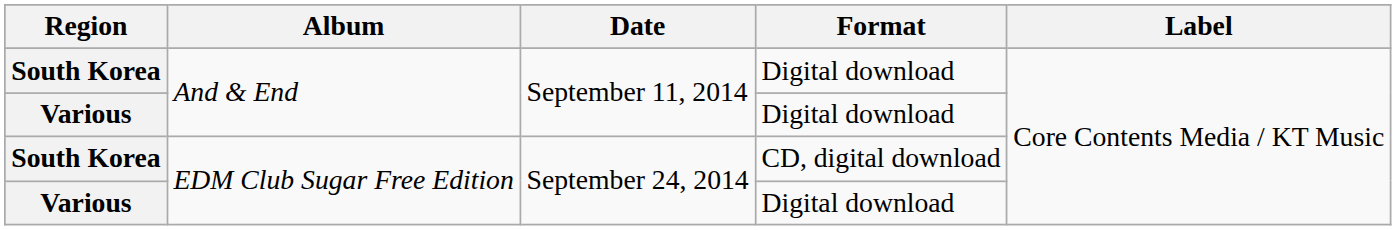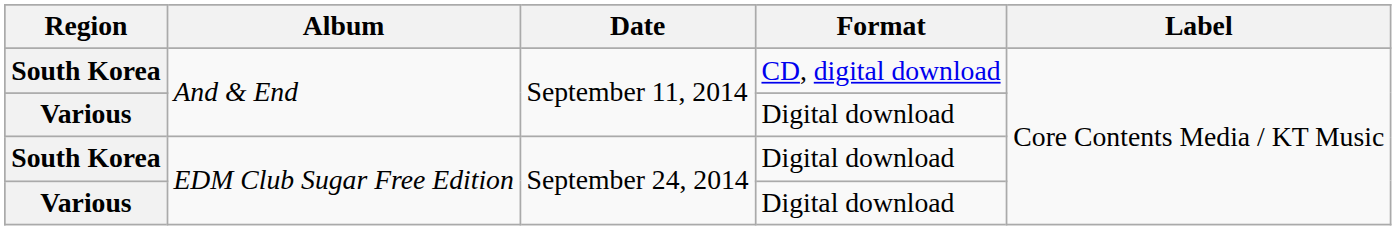(858, 70) Digital download -> (881, 70) CD, digital download
(881, 158) CD, digital download -> (858, 158) Digital download
